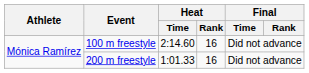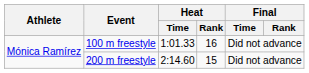(178, 44) 2:14.60 -> (178, 44) 1:01.33
(178, 60) 1:01.33 -> (178, 60) 2:14.60
(211, 60) 16 -> (211, 60) 15
